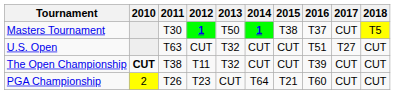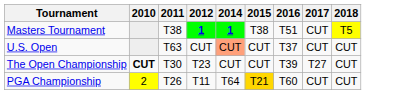- column: (230, 13)
(172, 30) T30 -> (172, 30) T38
(317, 30) T37 -> (288, 30) T51
(259, 47) no background -> (230, 47) lightsalmon background
(317, 47) T51 -> (288, 47) T37
(346, 47) T27 -> (317, 47) CUT
(172, 64) T38 -> (172, 64) T30
(201, 64) T11 -> (201, 64) T23
(346, 64) CUT -> (317, 64) T27
(201, 81) T23 -> (201, 81) T11
(288, 81) no background -> (259, 81) gold background
